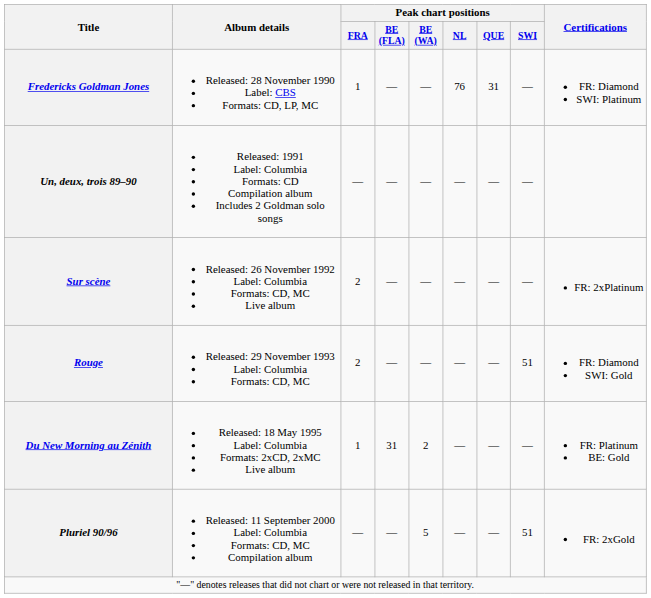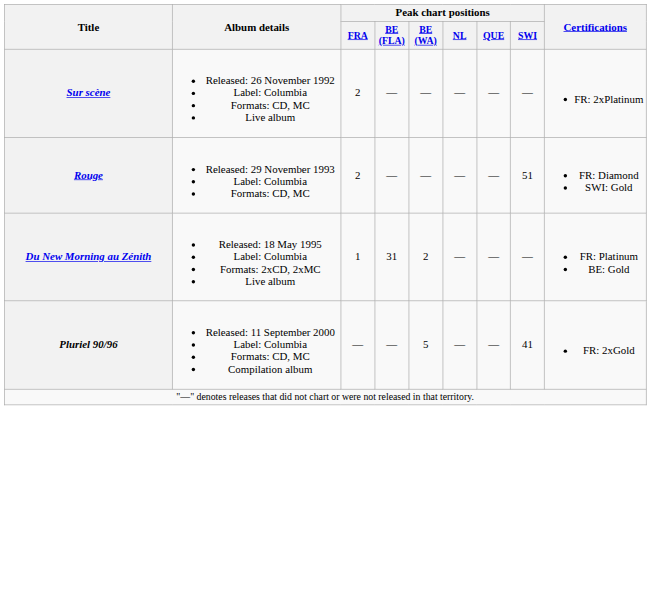- row: (88, 87)
- row: (88, 181)
(528, 533) 51 -> (528, 345) 41
